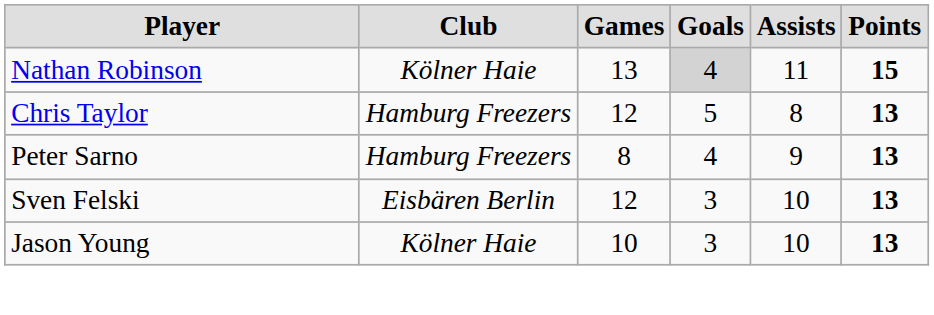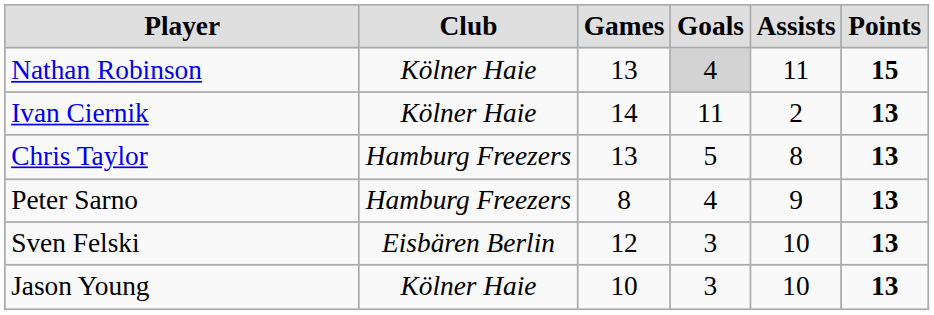+ row: (80, 112)
(624, 112) 12 -> (624, 156) 13
